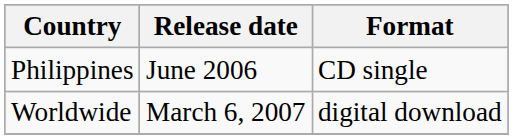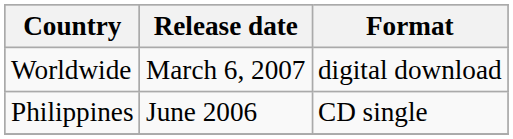rows swapped: (72, 69) <-> (71, 112)
